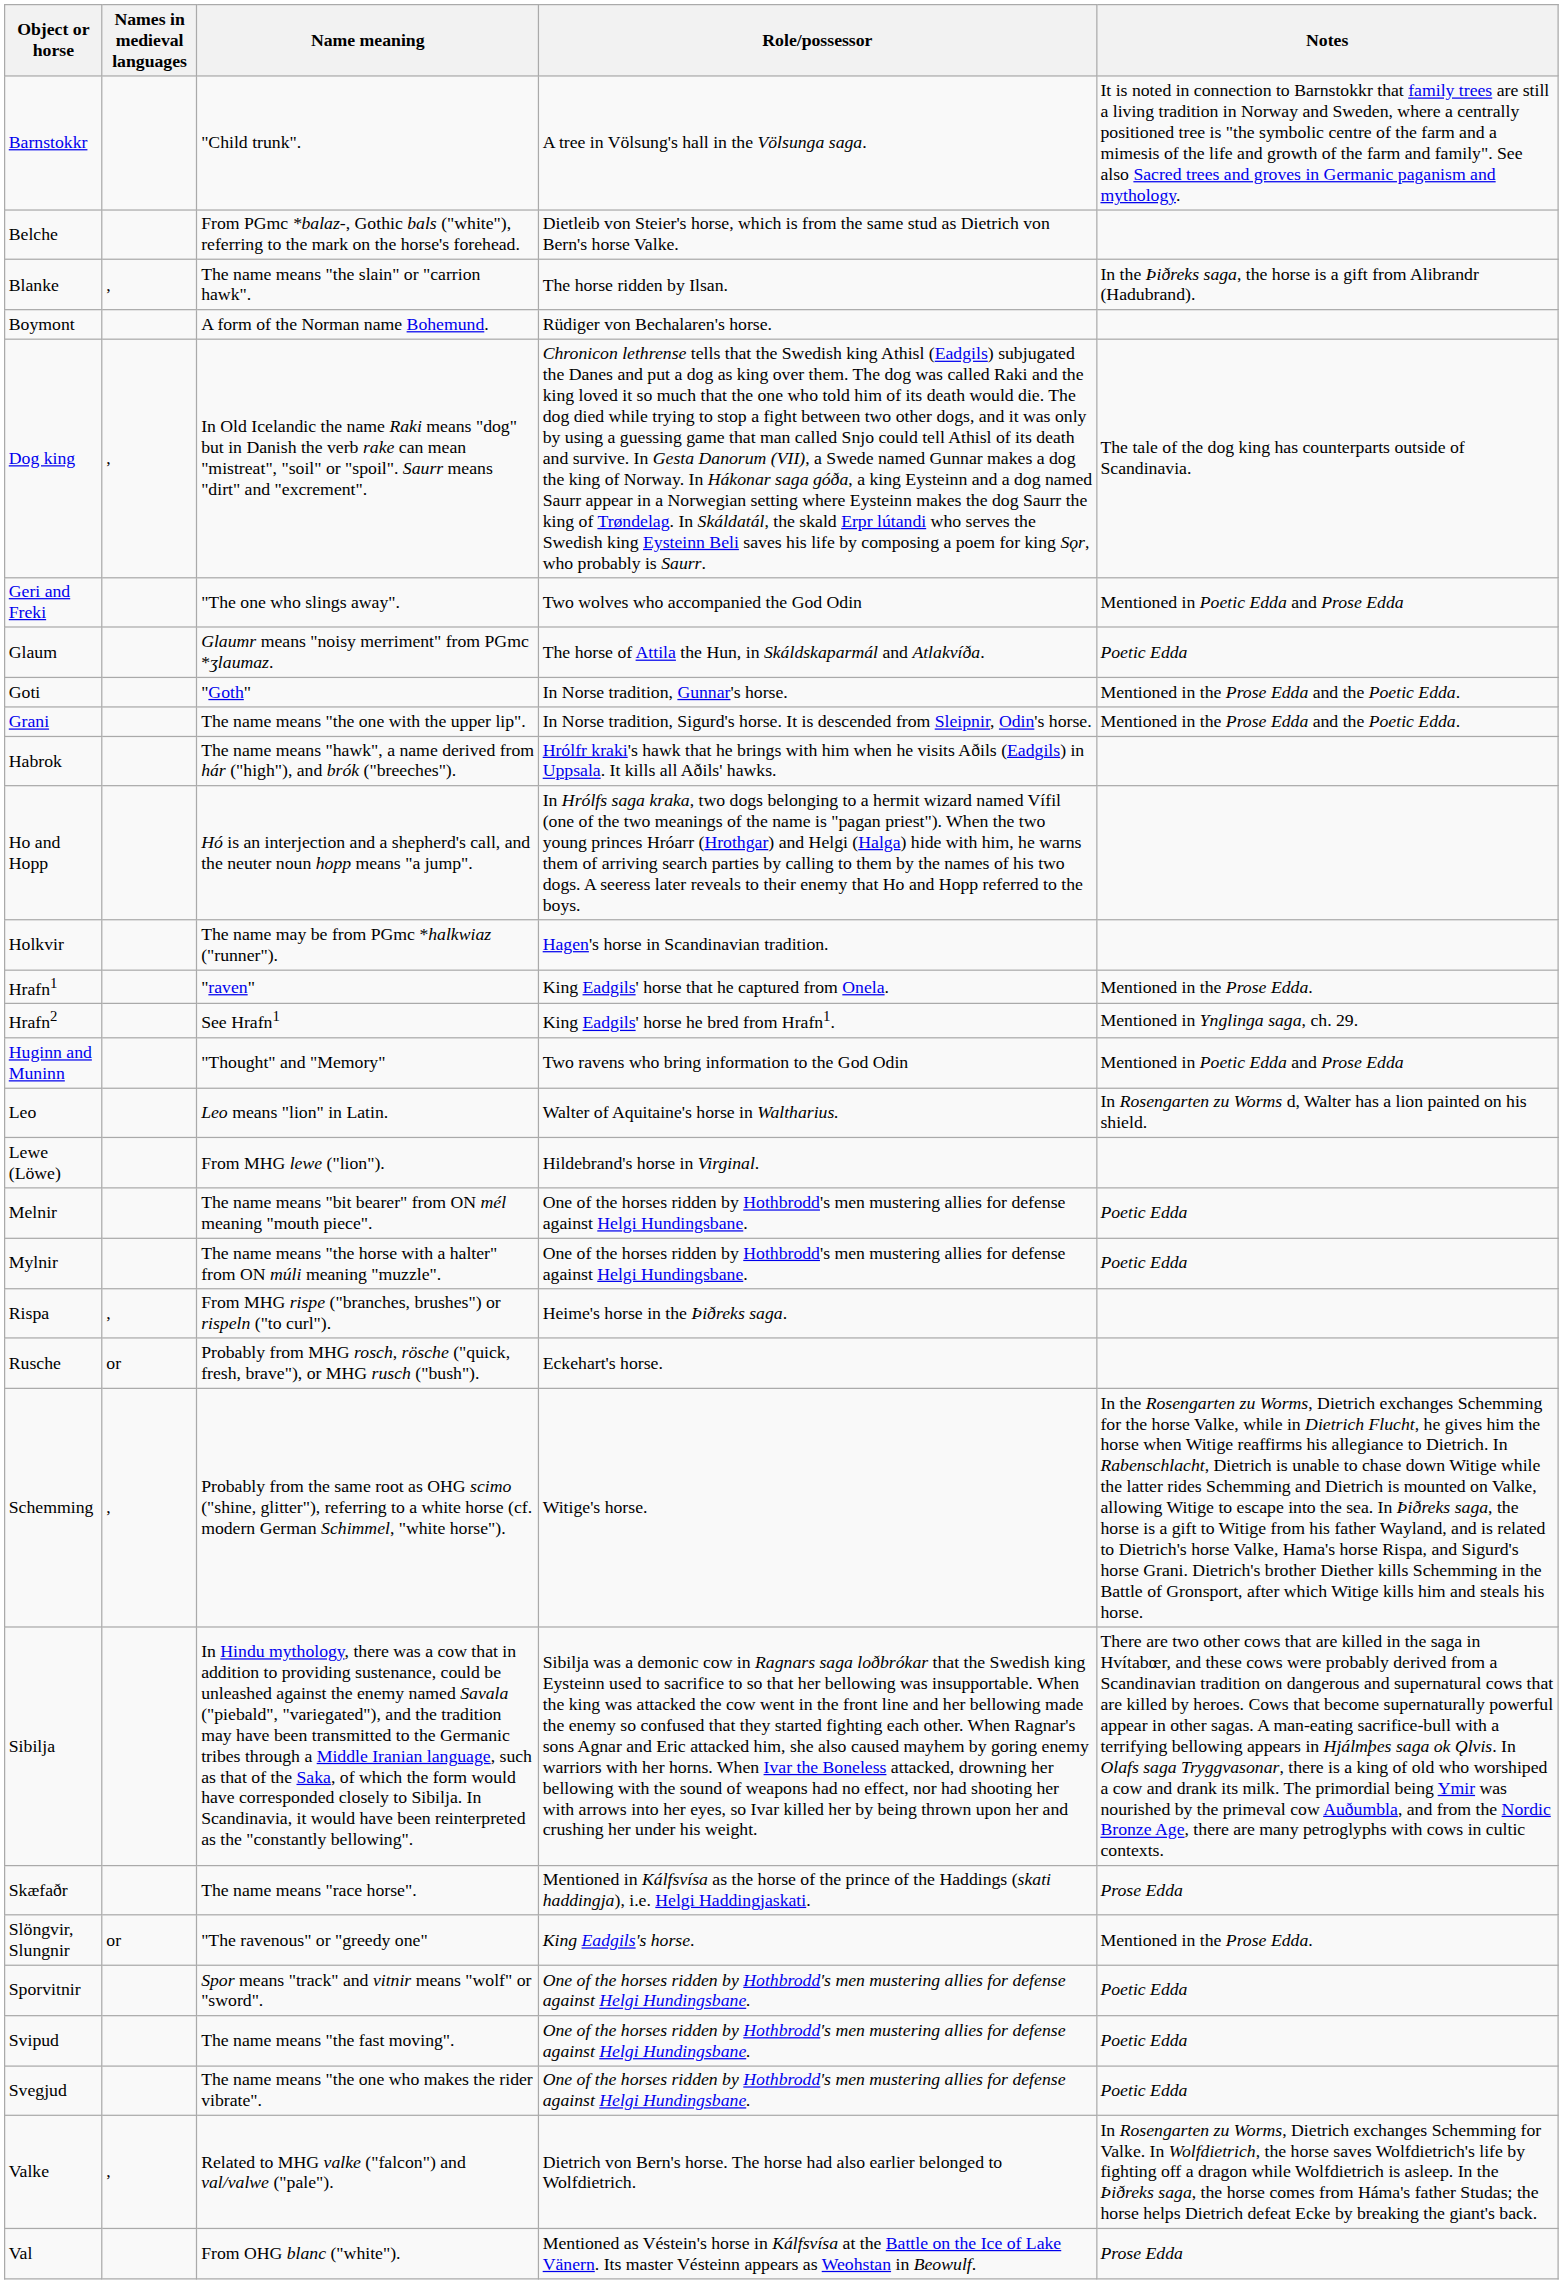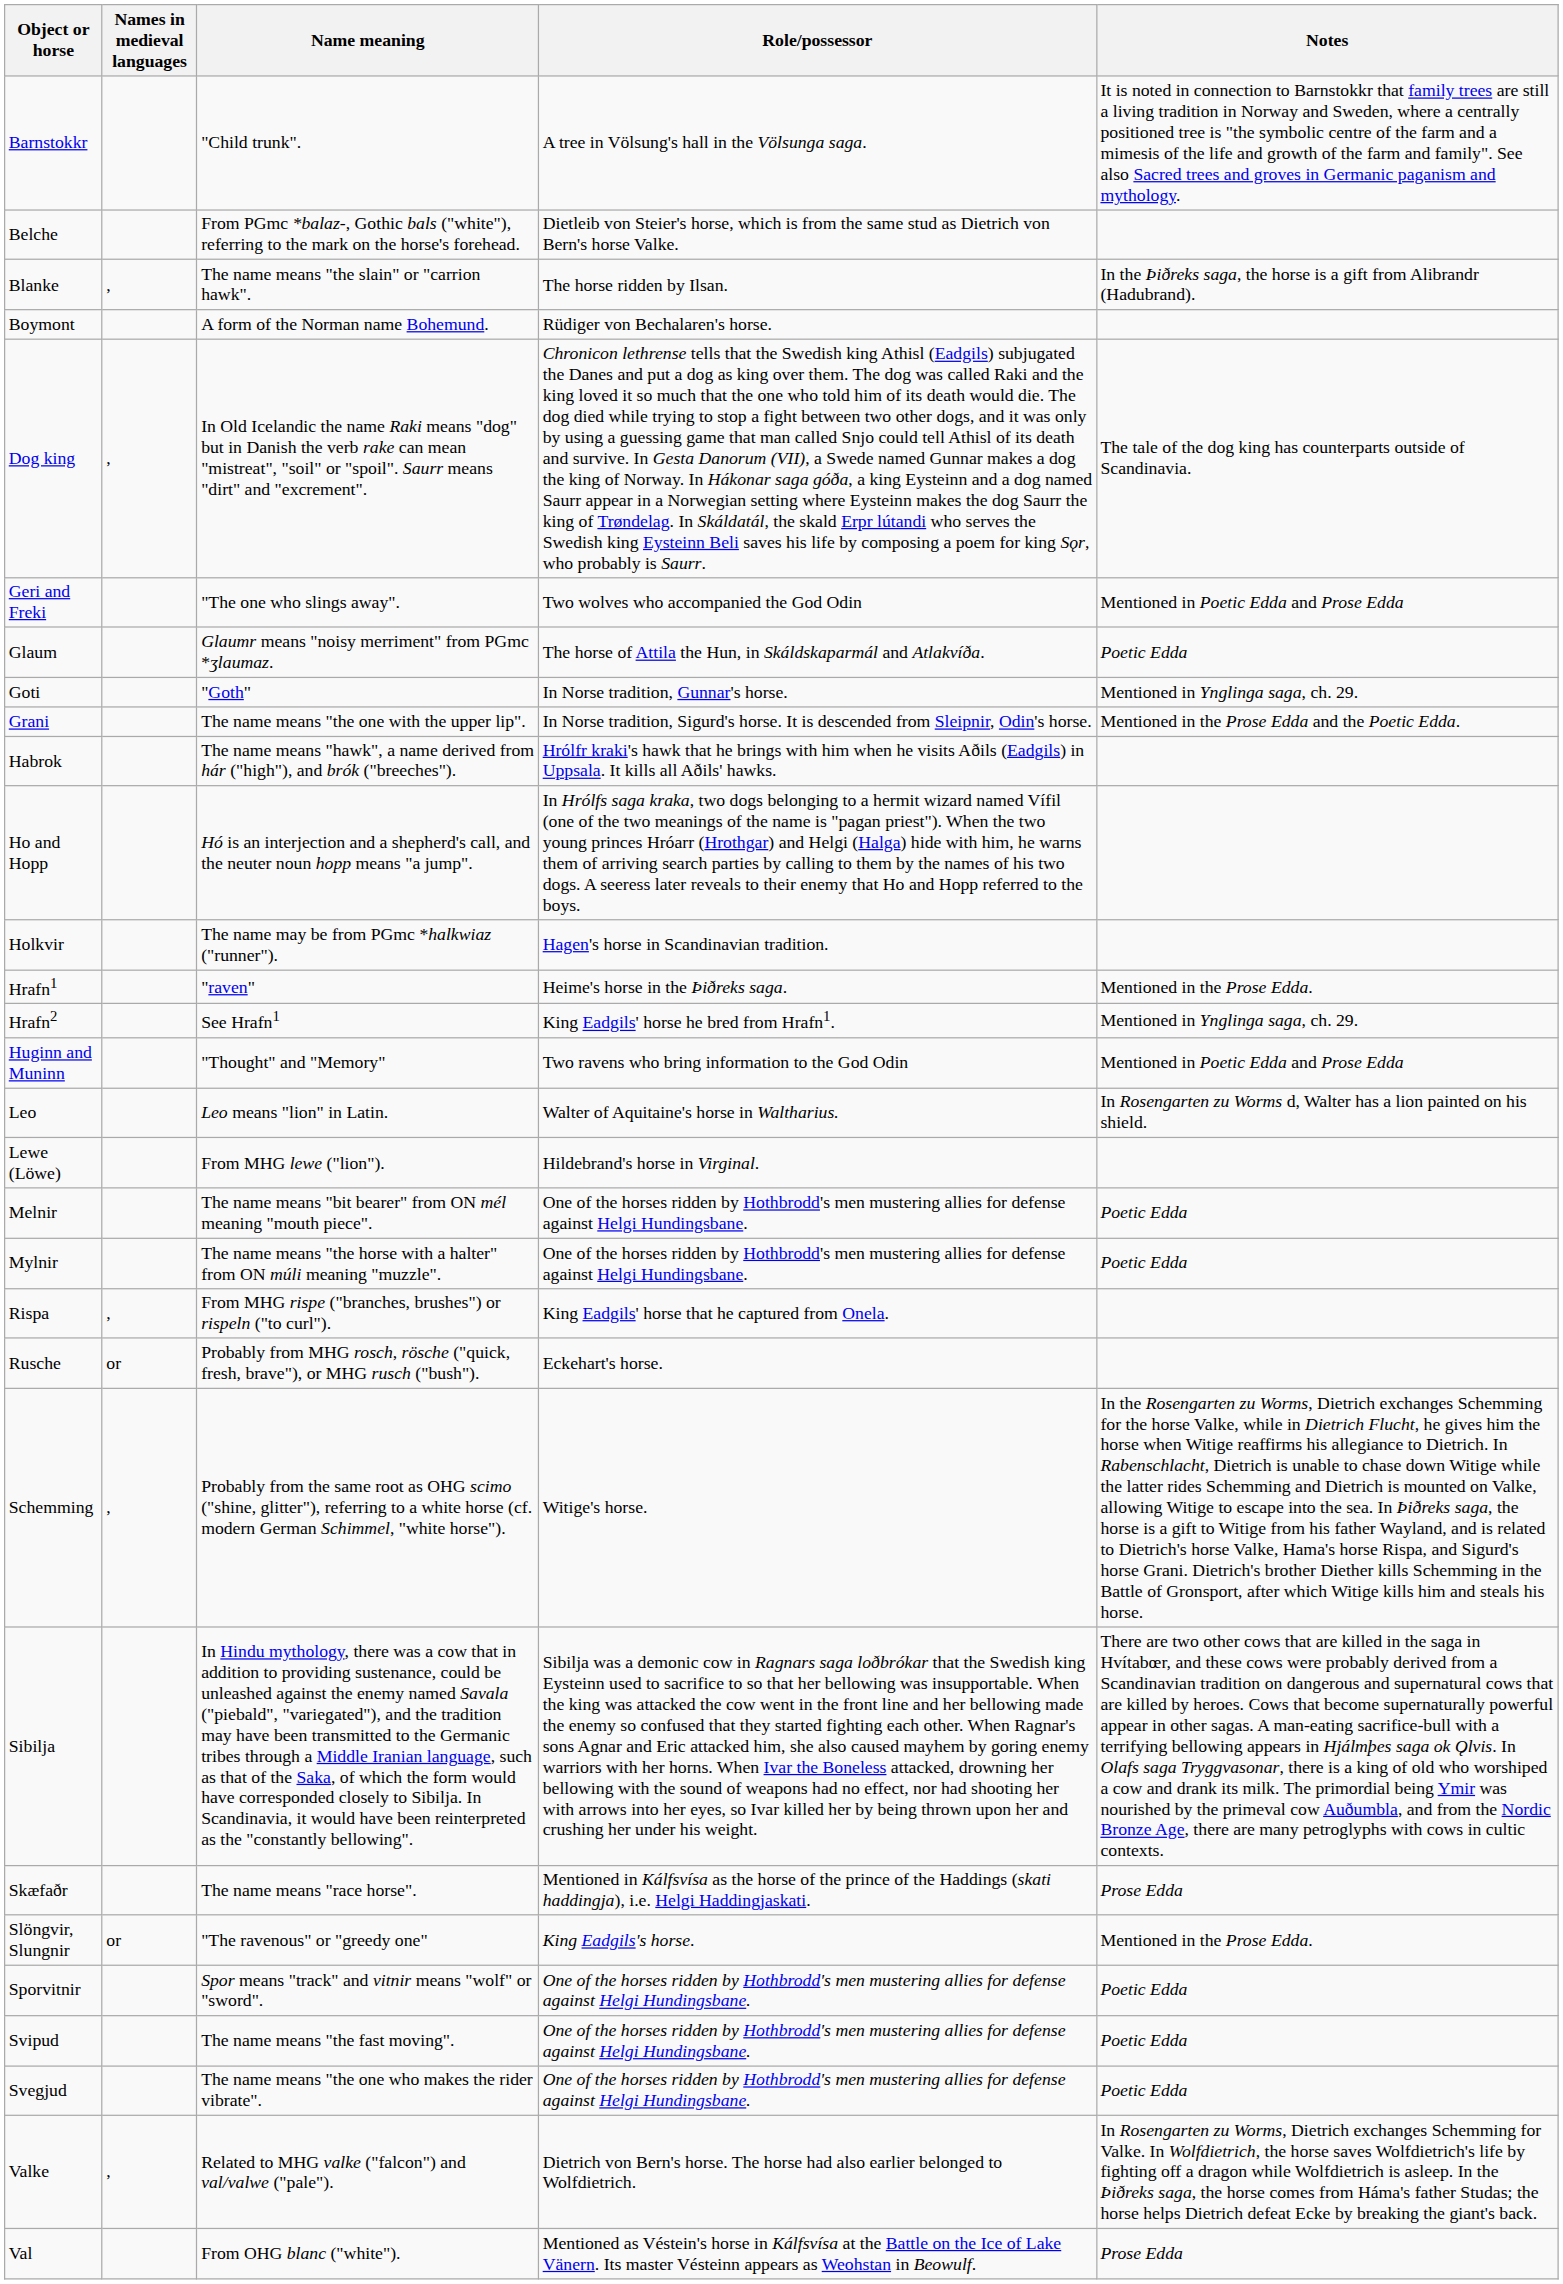(1280, 692) Mentioned in the Prose Edda and the Poetic Edda. -> (1229, 692) Mentioned in Ynglinga saga, ch. 29.
(716, 987) King Eadgils' horse that he captured from Onela. -> (665, 987) Heime's horse in the Þiðreks saga.
(665, 1313) Heime's horse in the Þiðreks saga. -> (716, 1313) King Eadgils' horse that he captured from Onela.
